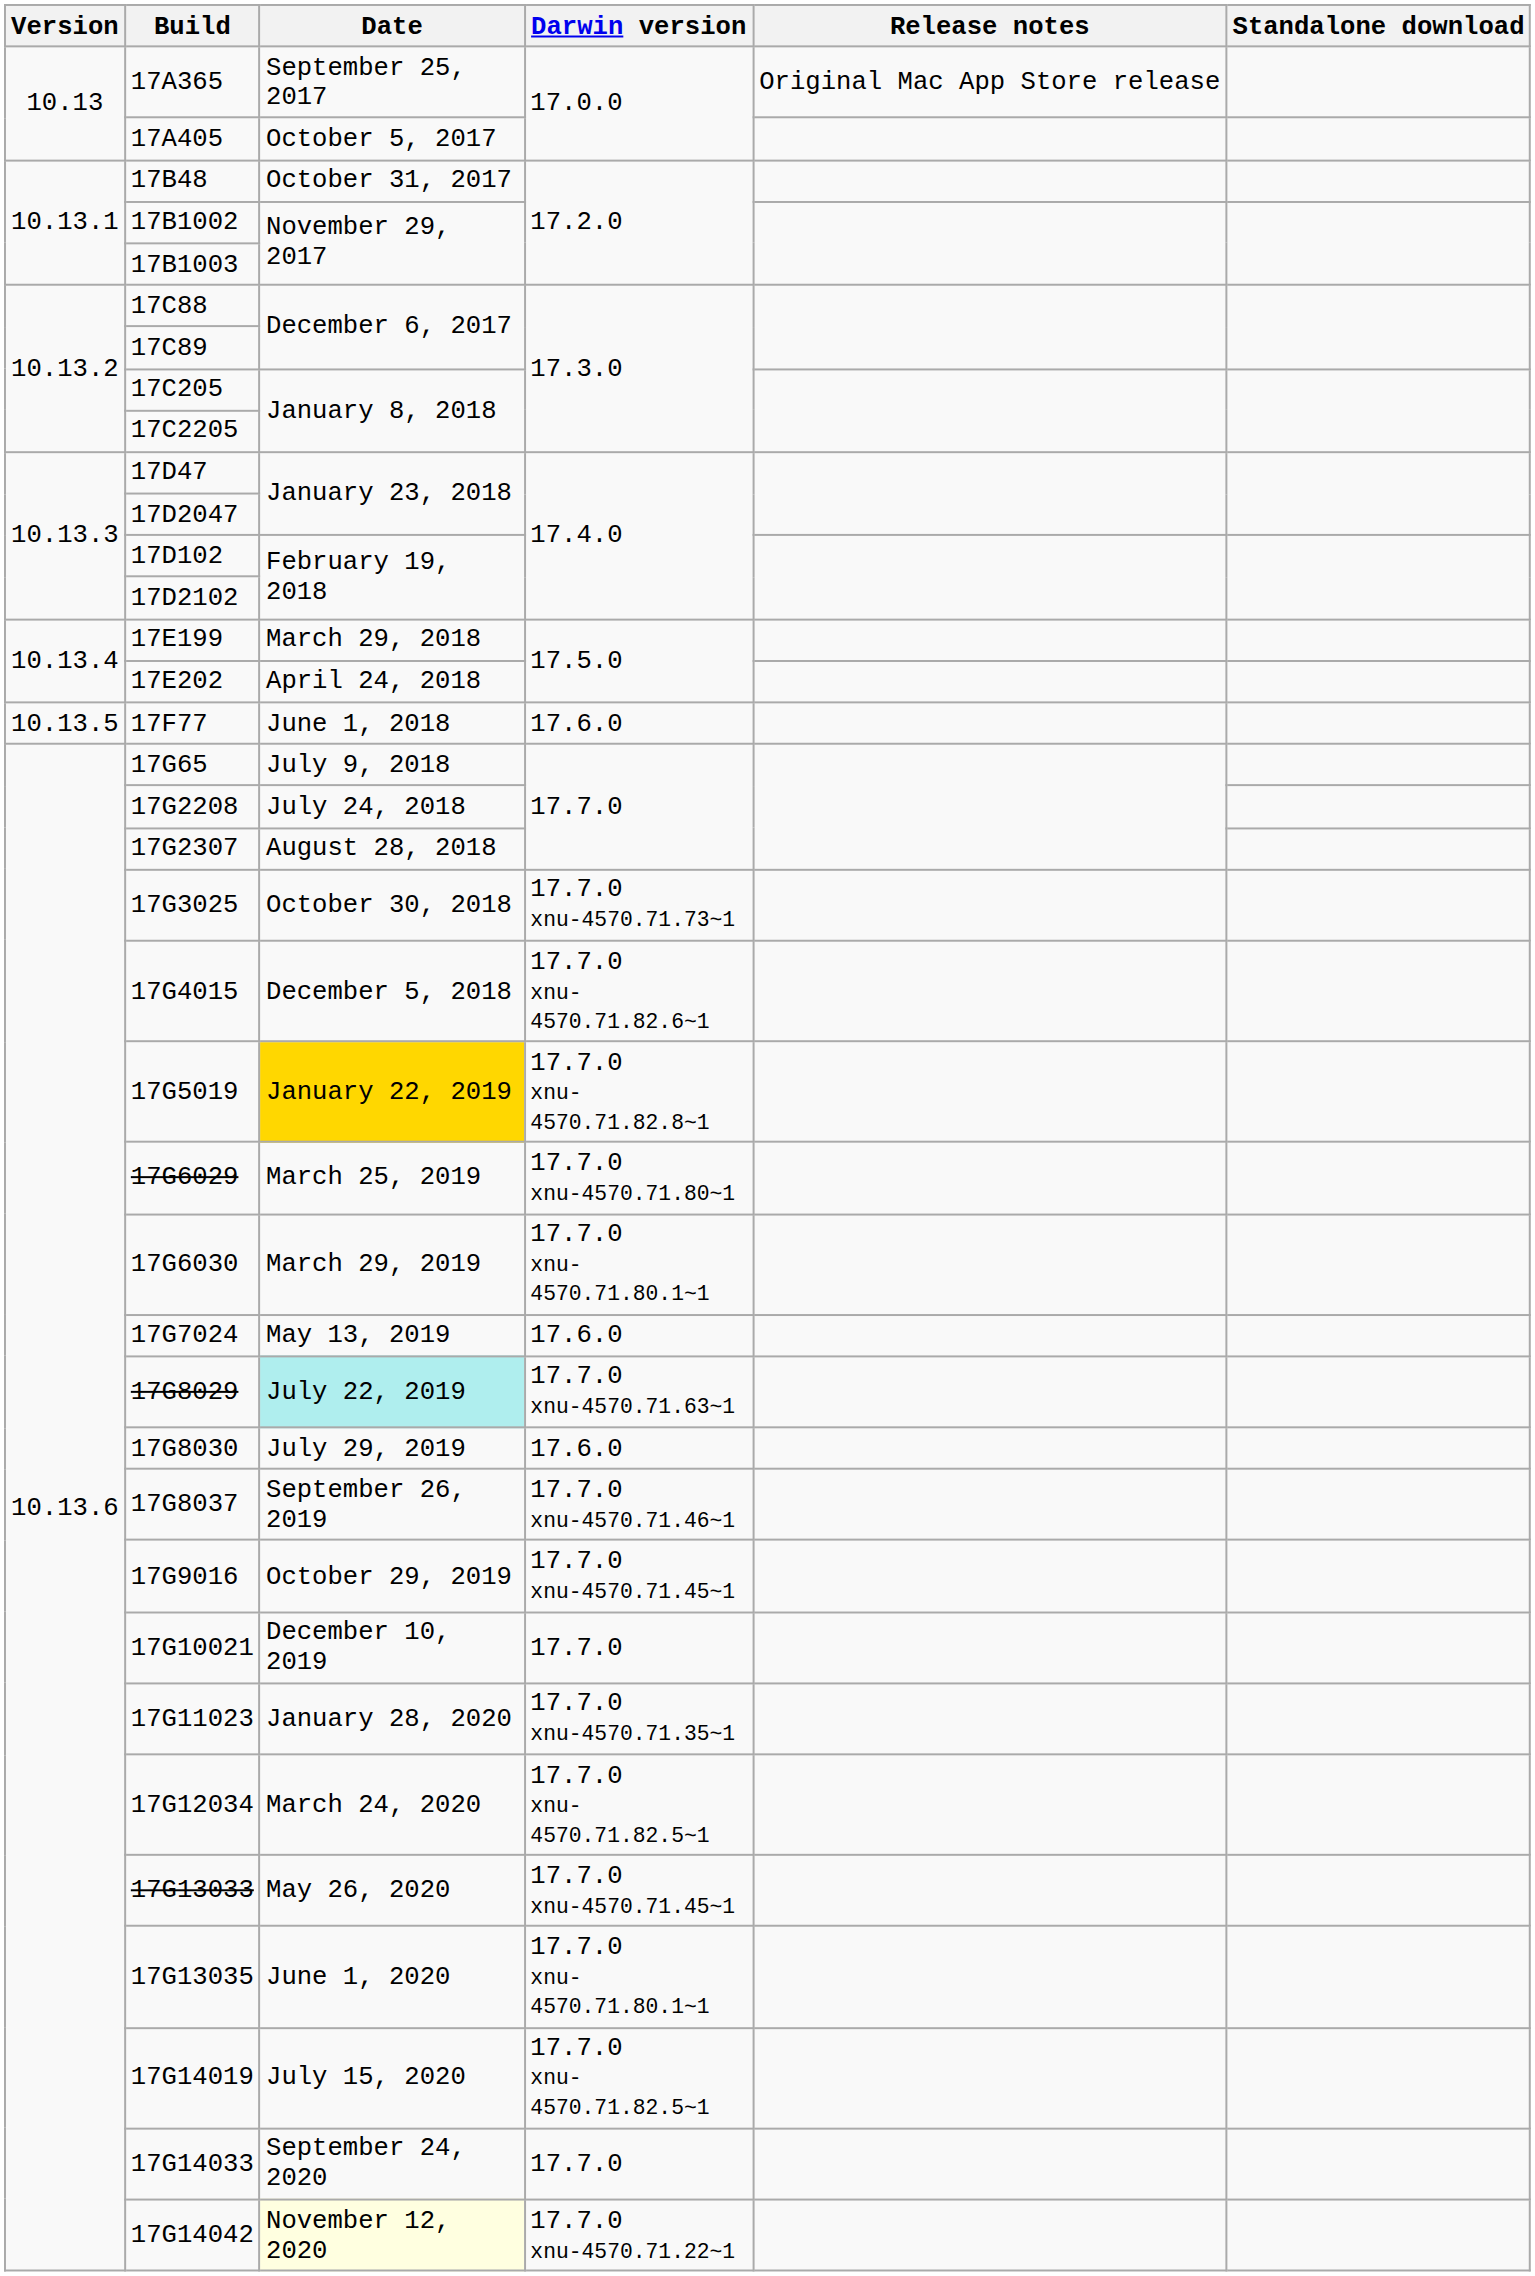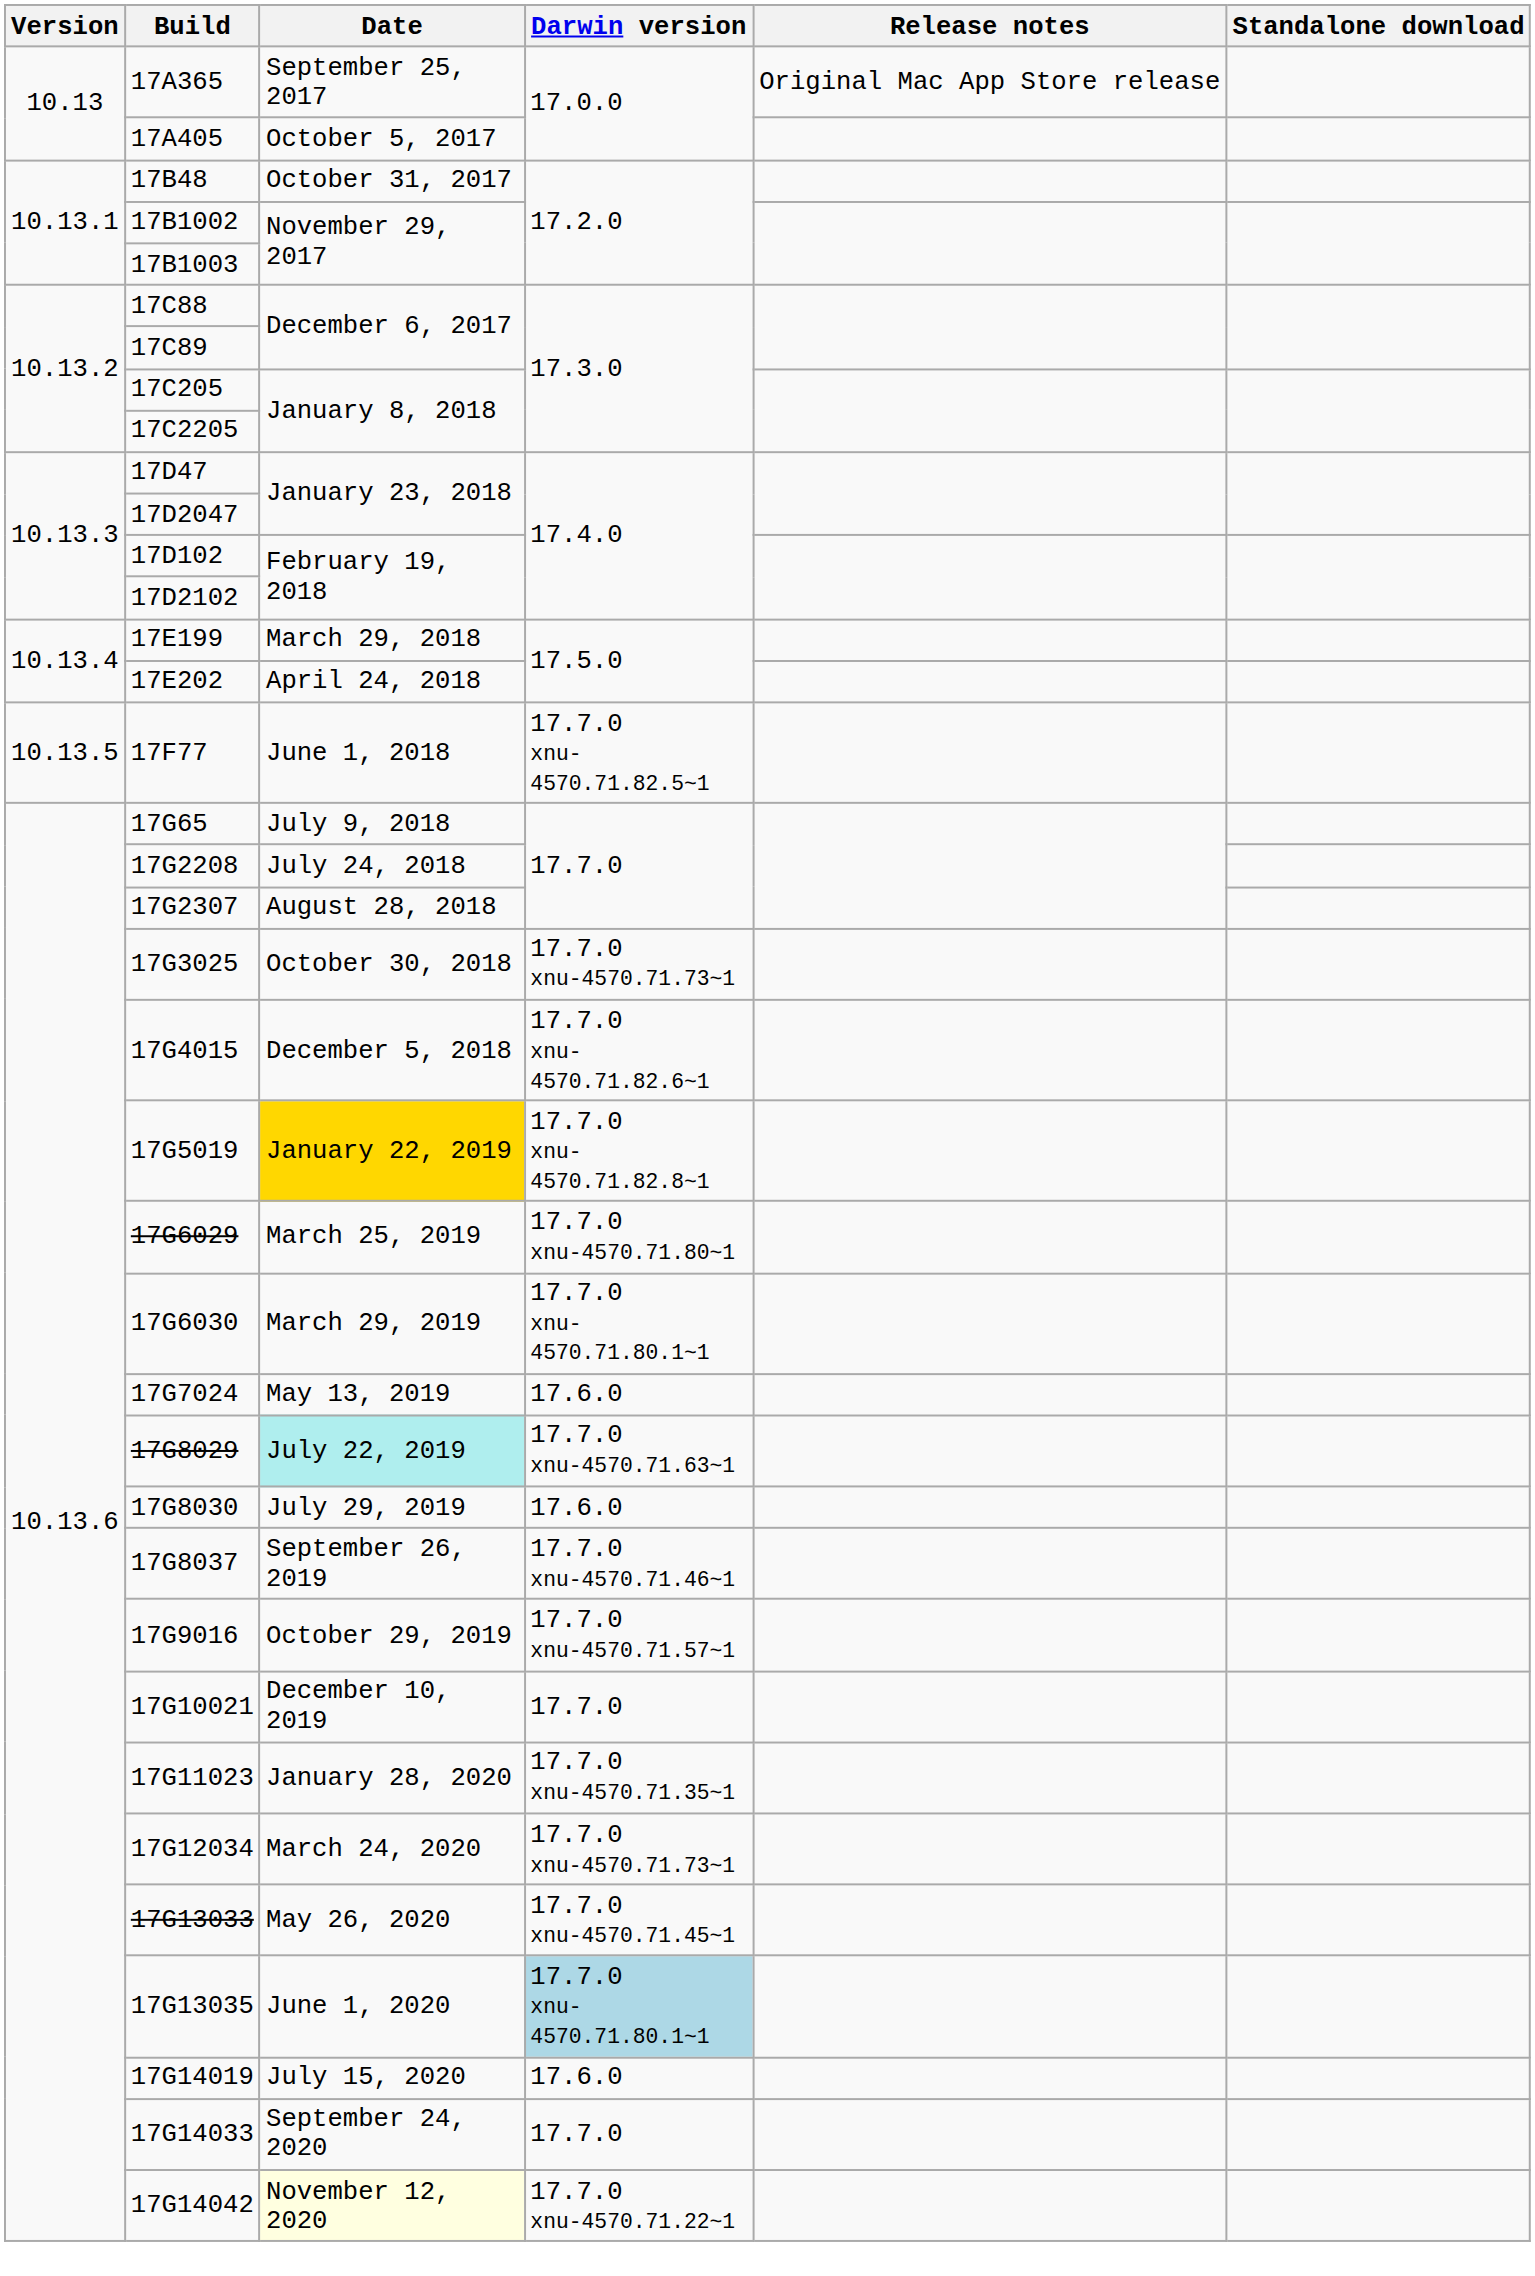(576, 723) 17.6.0 -> (620, 752) 17.7.0 xnu-4570.71.82.5~1
(633, 1575) 17.7.0 xnu-4570.71.45~1 -> (633, 1634) 17.7.0 xnu-4570.71.57~1
(620, 1804) 17.7.0 xnu-4570.71.82.5~1 -> (633, 1848) 17.7.0 xnu-4570.71.73~1
(620, 1976) no background -> (620, 2005) lightblue background
(620, 2077) 17.7.0 xnu-4570.71.82.5~1 -> (576, 2078) 17.6.0
